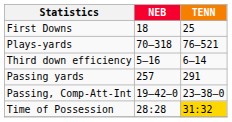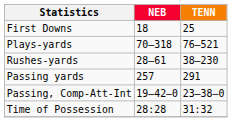- row: (69, 61)
+ row: (42, 61)
(198, 109) gold background -> (198, 109) no background
